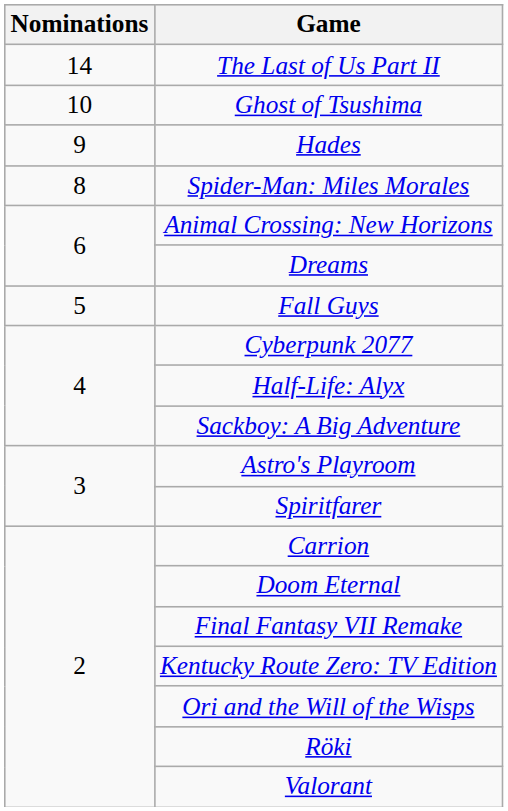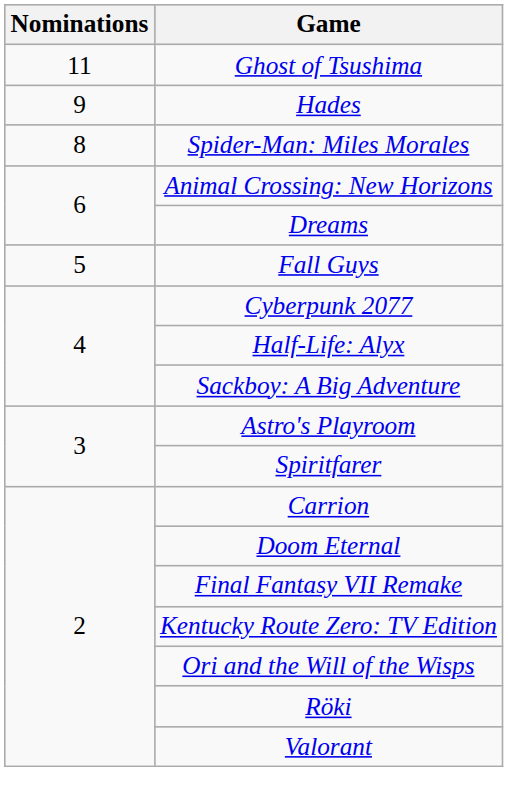- row: (328, 64)
(79, 104) 10 -> (79, 64) 11
